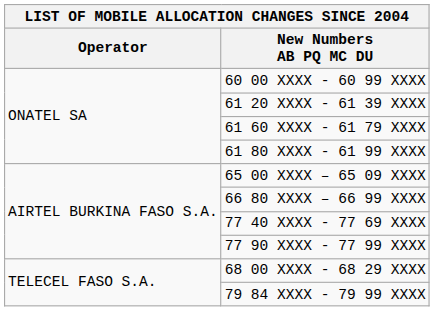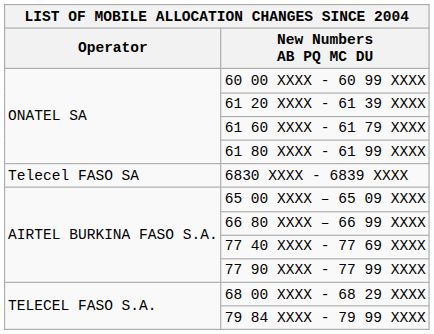+ row: (316, 176)
